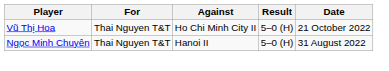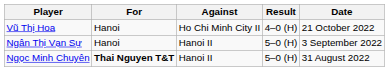(132, 27) Thai Nguyen T&T -> (107, 27) Hanoi
(277, 27) 5–0 (H) -> (281, 27) 4–0 (H)
+ row: (44, 43)
(132, 43) normal -> (134, 58) bold
